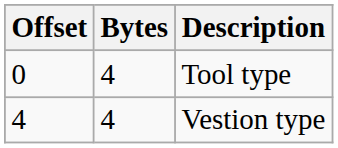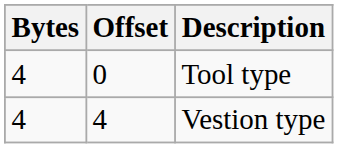columns swapped: (49, 27) <-> (134, 27)
